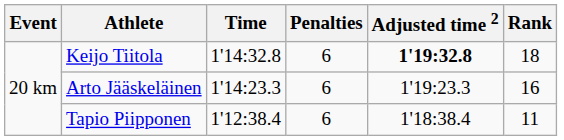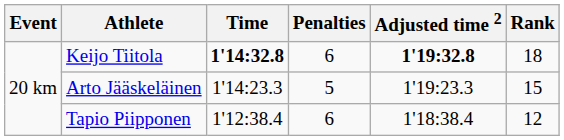(246, 56) normal -> (247, 56) bold
(326, 88) 6 -> (329, 88) 5
(530, 88) 16 -> (533, 88) 15
(530, 119) 11 -> (533, 119) 12
